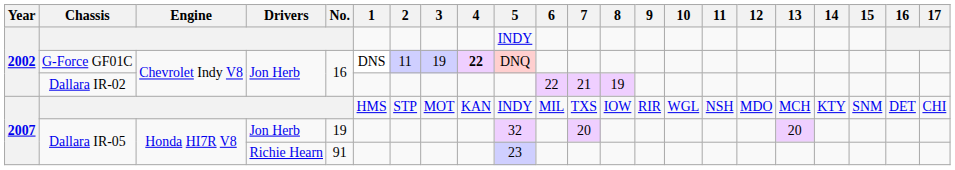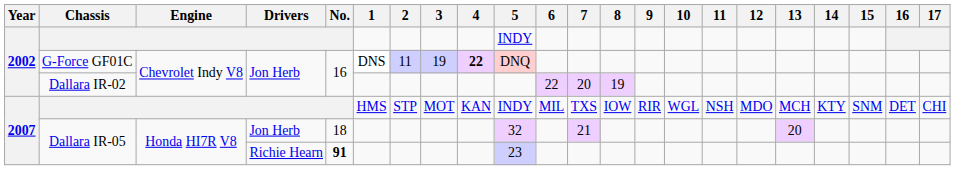(584, 84) 21 -> (584, 84) 20
(340, 129) 19 -> (340, 129) 18
(584, 129) 20 -> (584, 129) 21
(340, 152) normal -> (340, 152) bold
